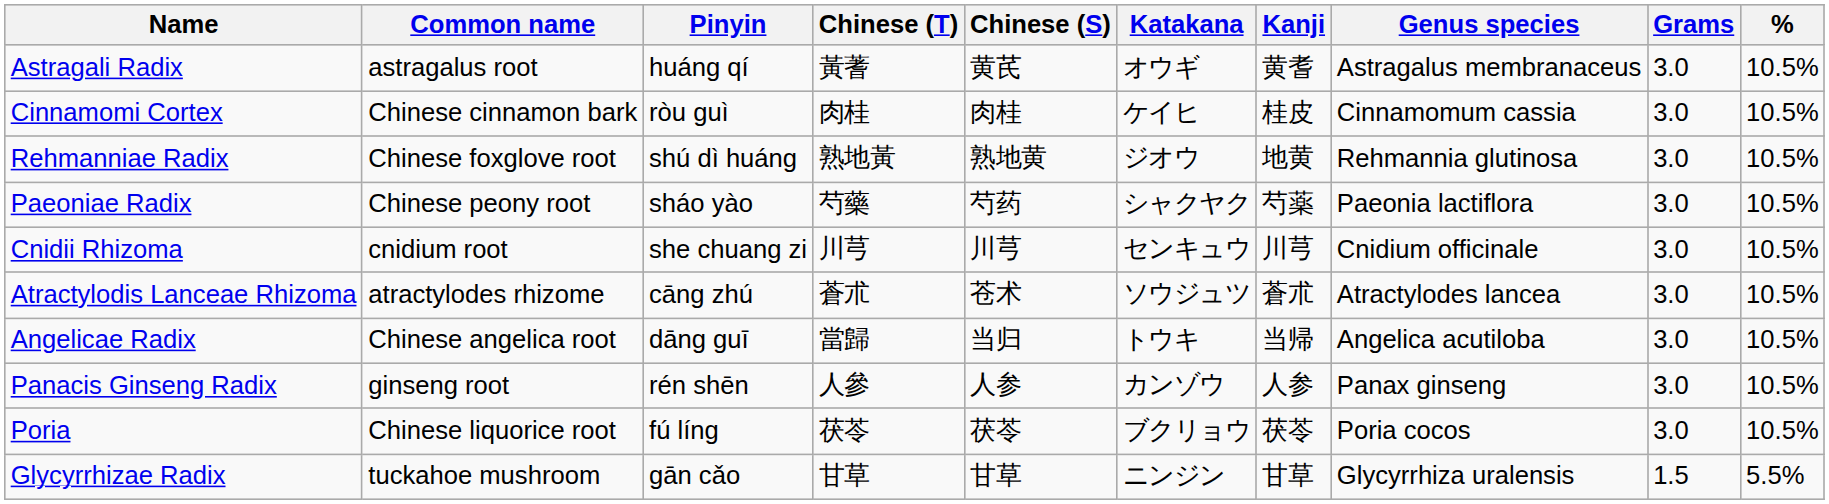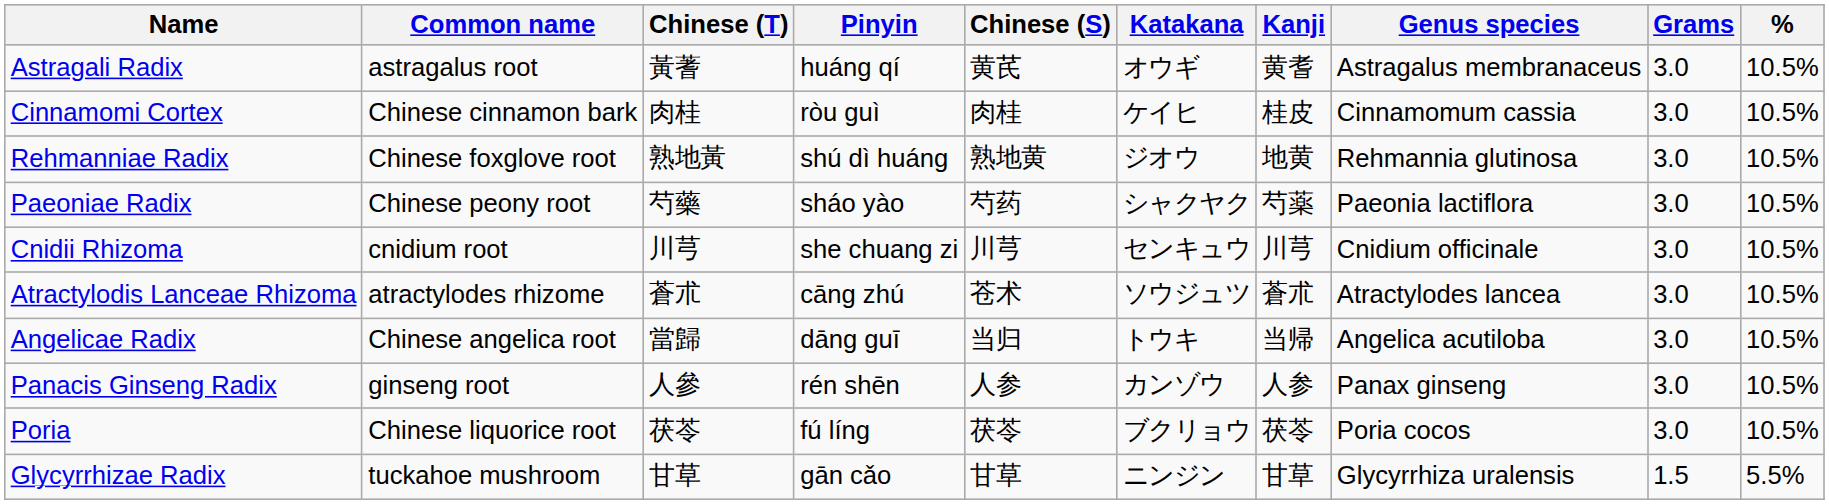columns swapped: (728, 24) <-> (888, 24)
